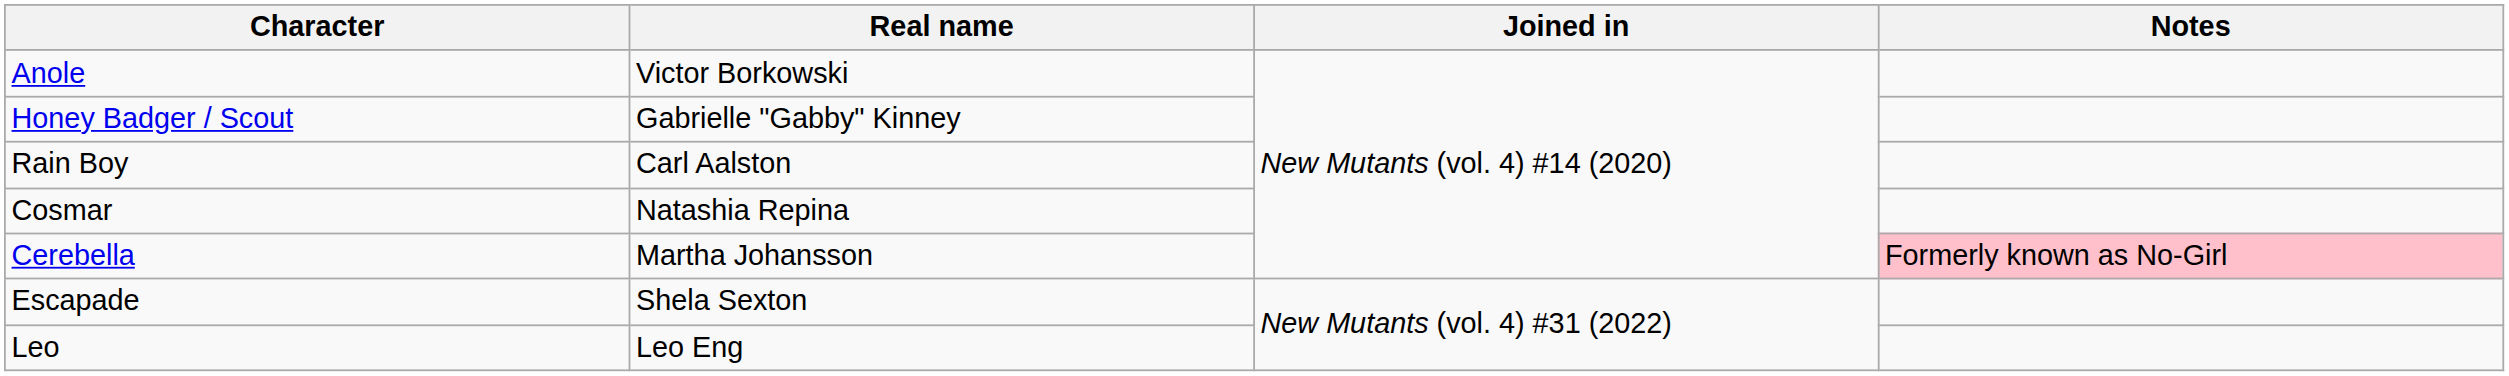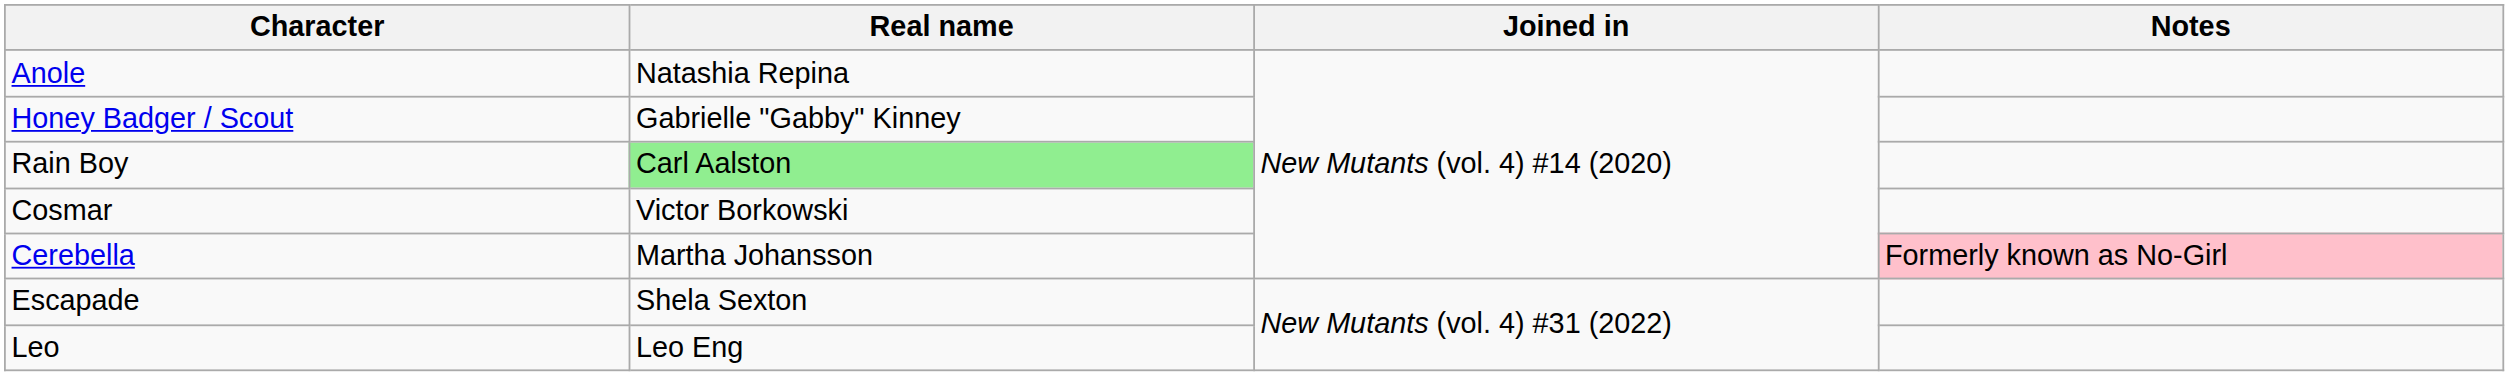(742, 73) Victor Borkowski -> (742, 73) Natashia Repina
(714, 164) no background -> (714, 164) lightgreen background
(742, 210) Natashia Repina -> (742, 210) Victor Borkowski
